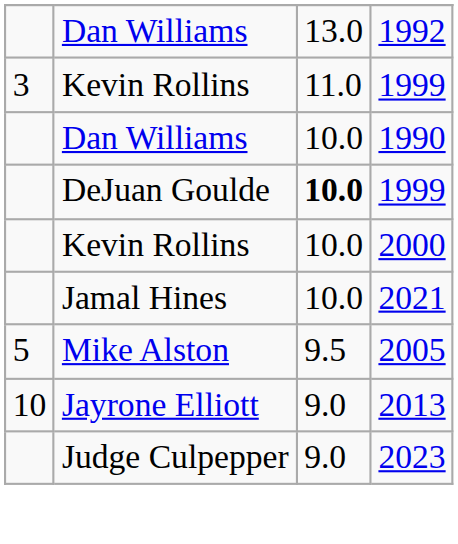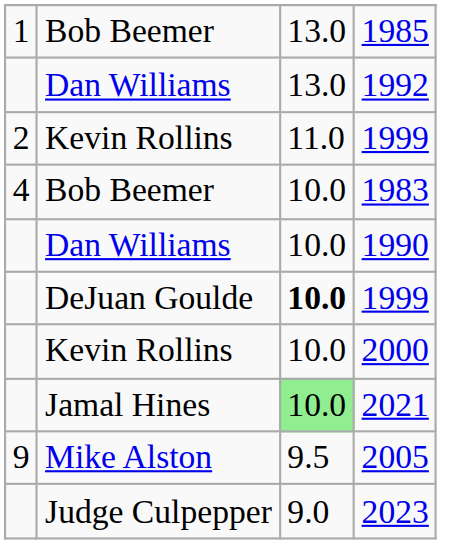+ row: (130, 31)
(21, 84) 3 -> (21, 137) 2
+ row: (130, 191)
(334, 297) no background -> (317, 404) lightgreen background
(21, 350) 5 -> (21, 457) 9
- row: (160, 404)
